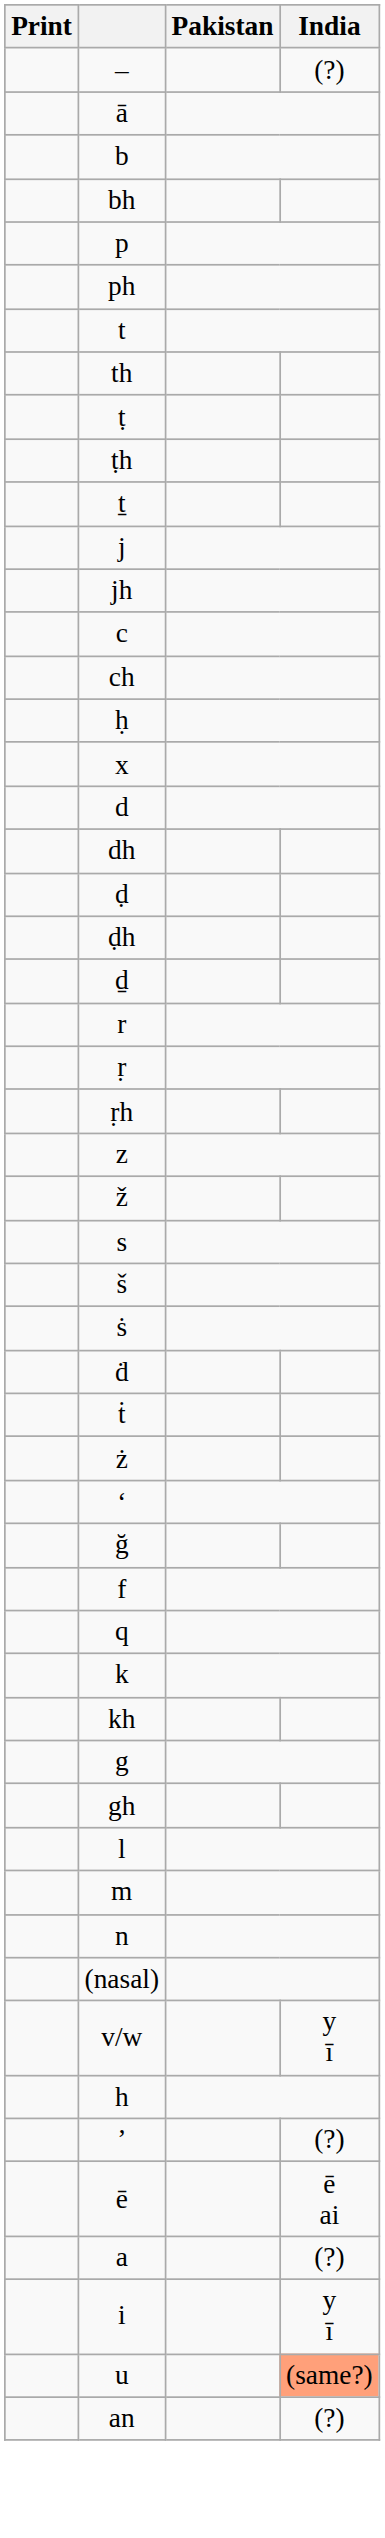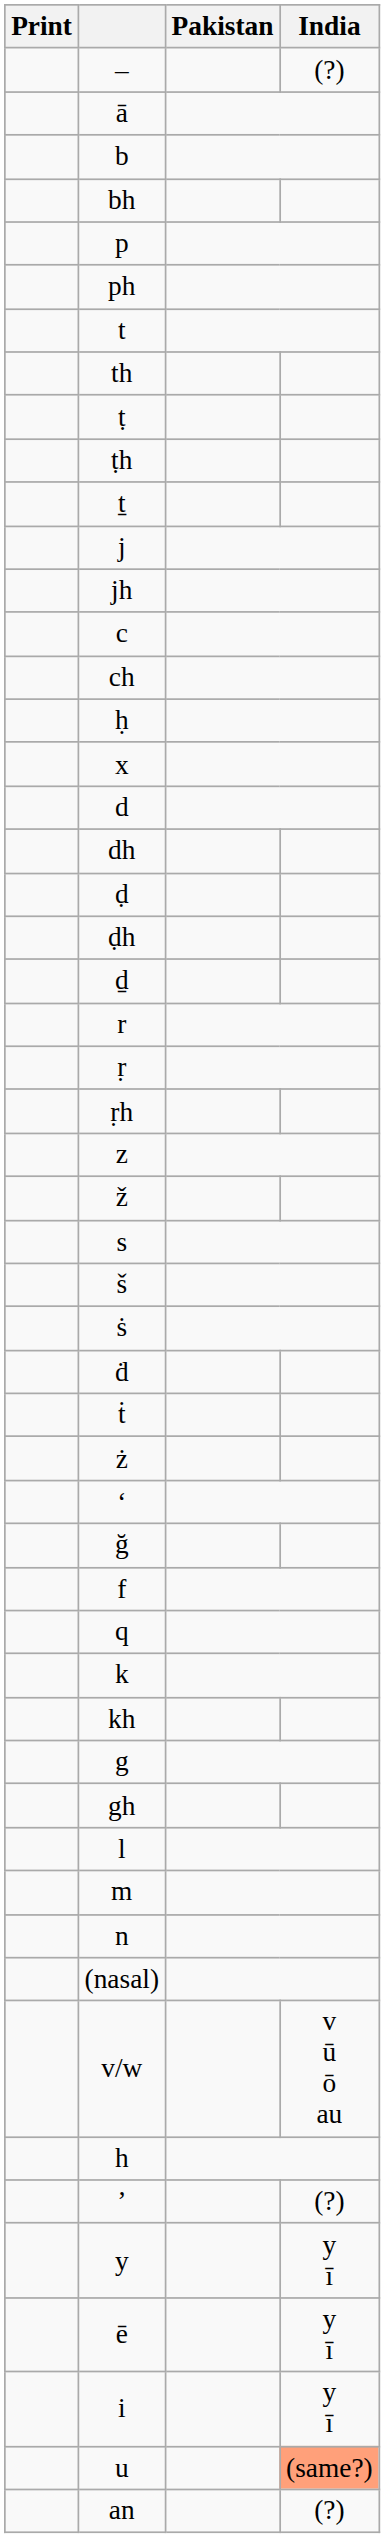(329, 2037) y ī -> (329, 2068) v ū ō au
+ row: (122, 2260)
(329, 2198) ē ai -> (329, 2334) y ī
- row: (122, 2257)
